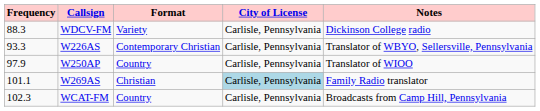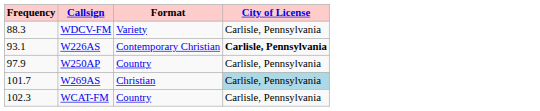- column: (429, 13)
(16, 47) 93.3 -> (16, 47) 93.1
(273, 47) normal -> (276, 47) bold
(19, 81) 101.1 -> (19, 81) 101.7
